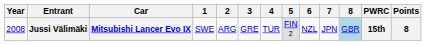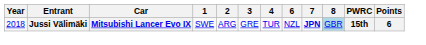- column: (291, 11)
(16, 28) 2008 -> (16, 24) 2018
(329, 28) normal -> (312, 24) bold
(406, 28) 8 -> (389, 24) 6
